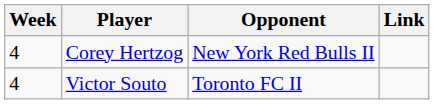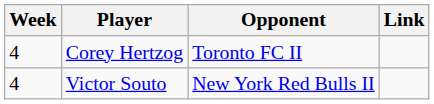(283, 51) New York Red Bulls II -> (247, 51) Toronto FC II
(247, 83) Toronto FC II -> (283, 83) New York Red Bulls II
